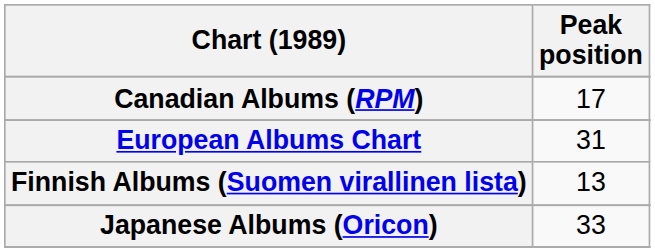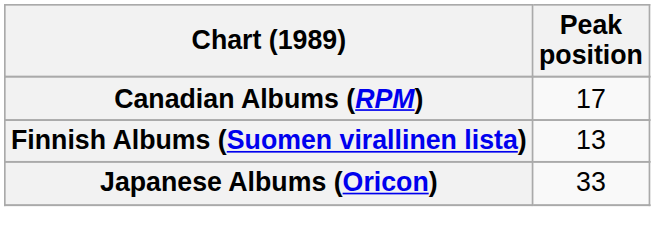- row: (269, 140)
